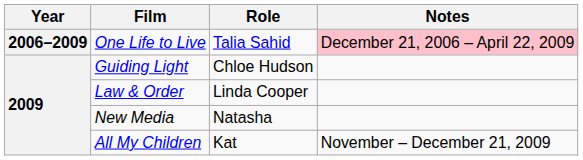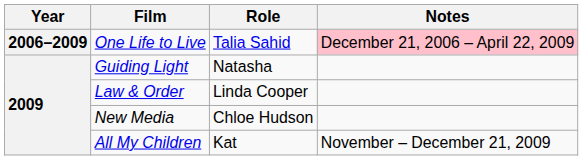(263, 67) Chloe Hudson -> (242, 67) Natasha
(242, 117) Natasha -> (263, 117) Chloe Hudson
